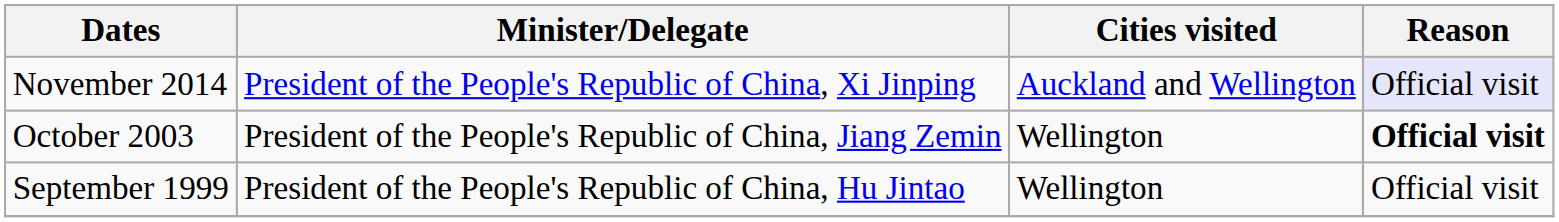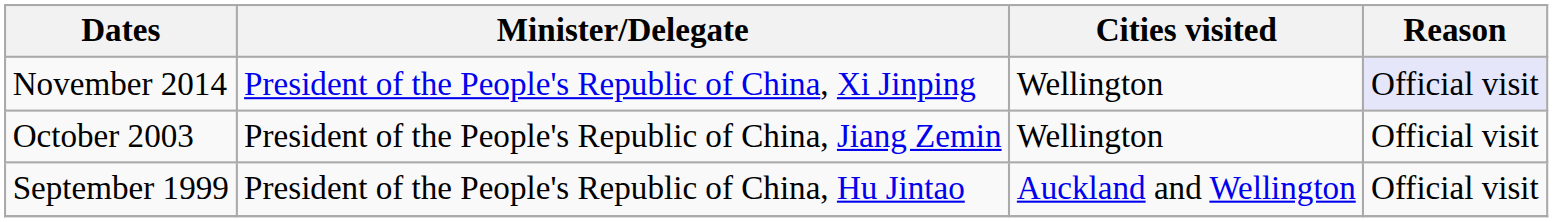(1186, 83) Auckland and Wellington -> (1090, 83) Wellington
(1458, 135) bold -> (1455, 135) normal
(1090, 188) Wellington -> (1186, 188) Auckland and Wellington
